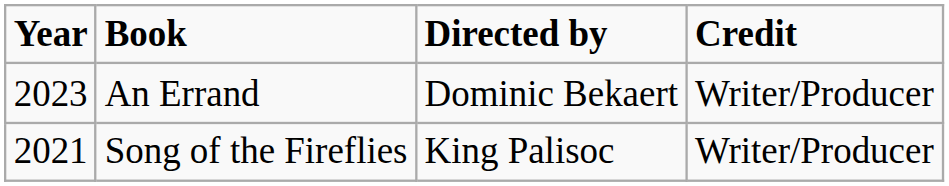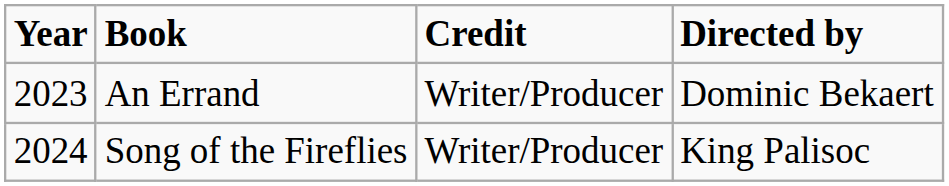columns swapped: (746, 33) <-> (516, 33)
(51, 151) 2021 -> (51, 151) 2024
